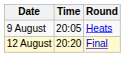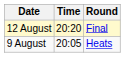rows swapped: (26, 28) <-> (29, 44)
